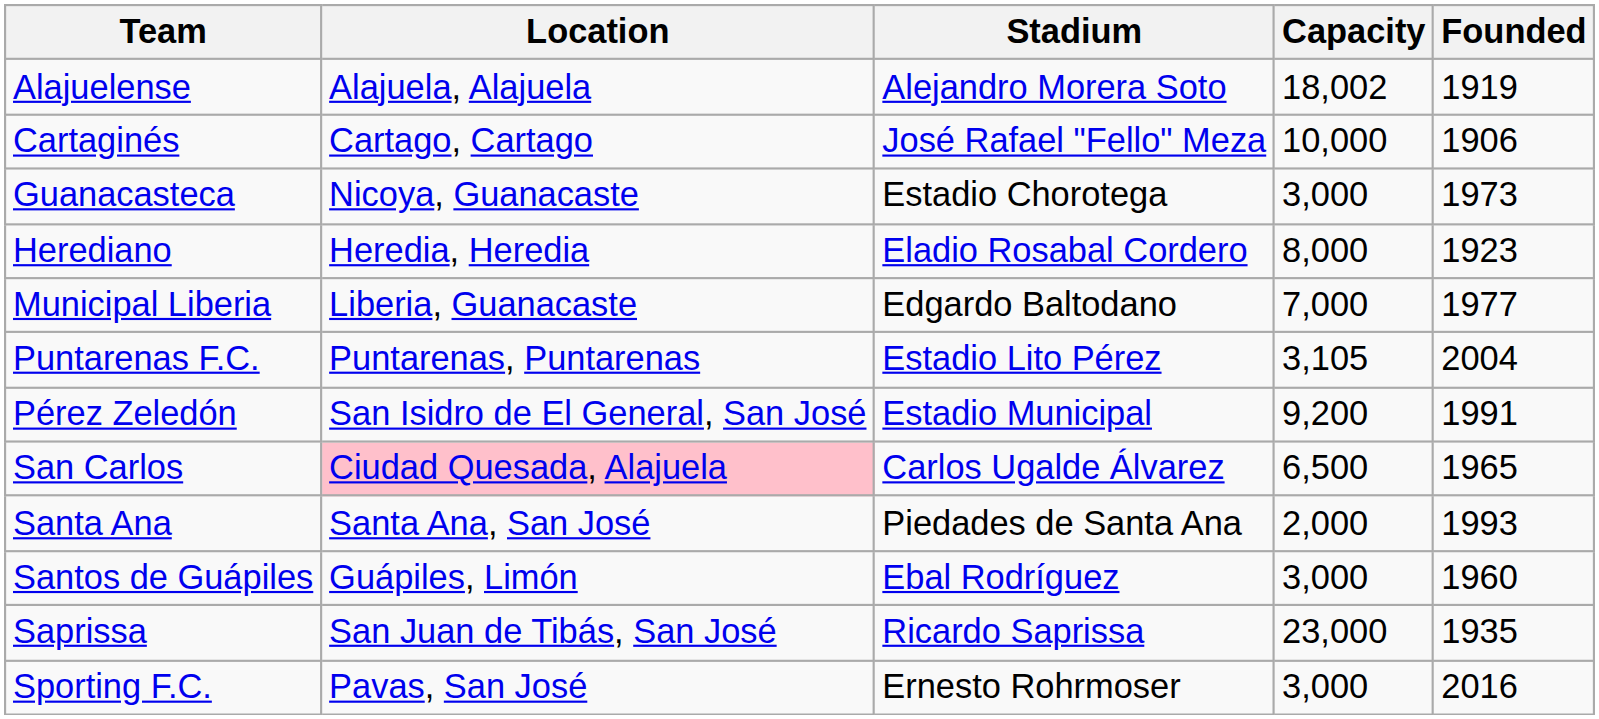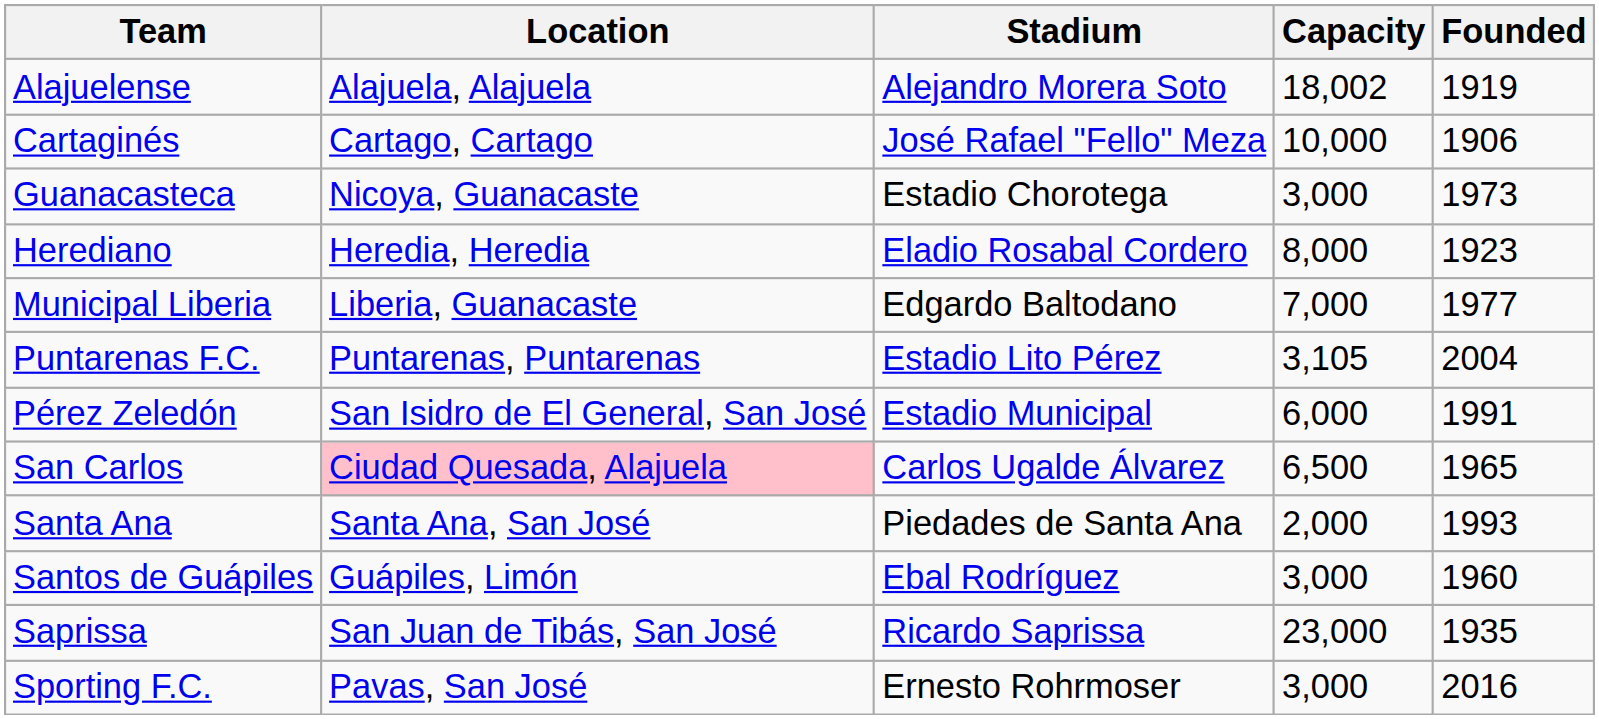(1325, 413) 9,200 -> (1325, 413) 6,000
